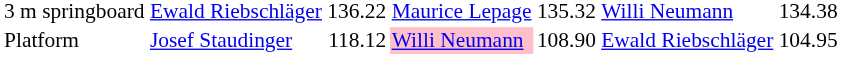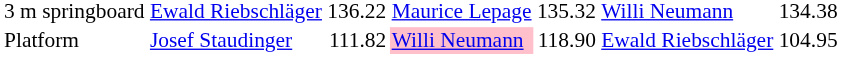(357, 40) 118.12 -> (358, 40) 111.82
(566, 40) 108.90 -> (567, 40) 118.90
